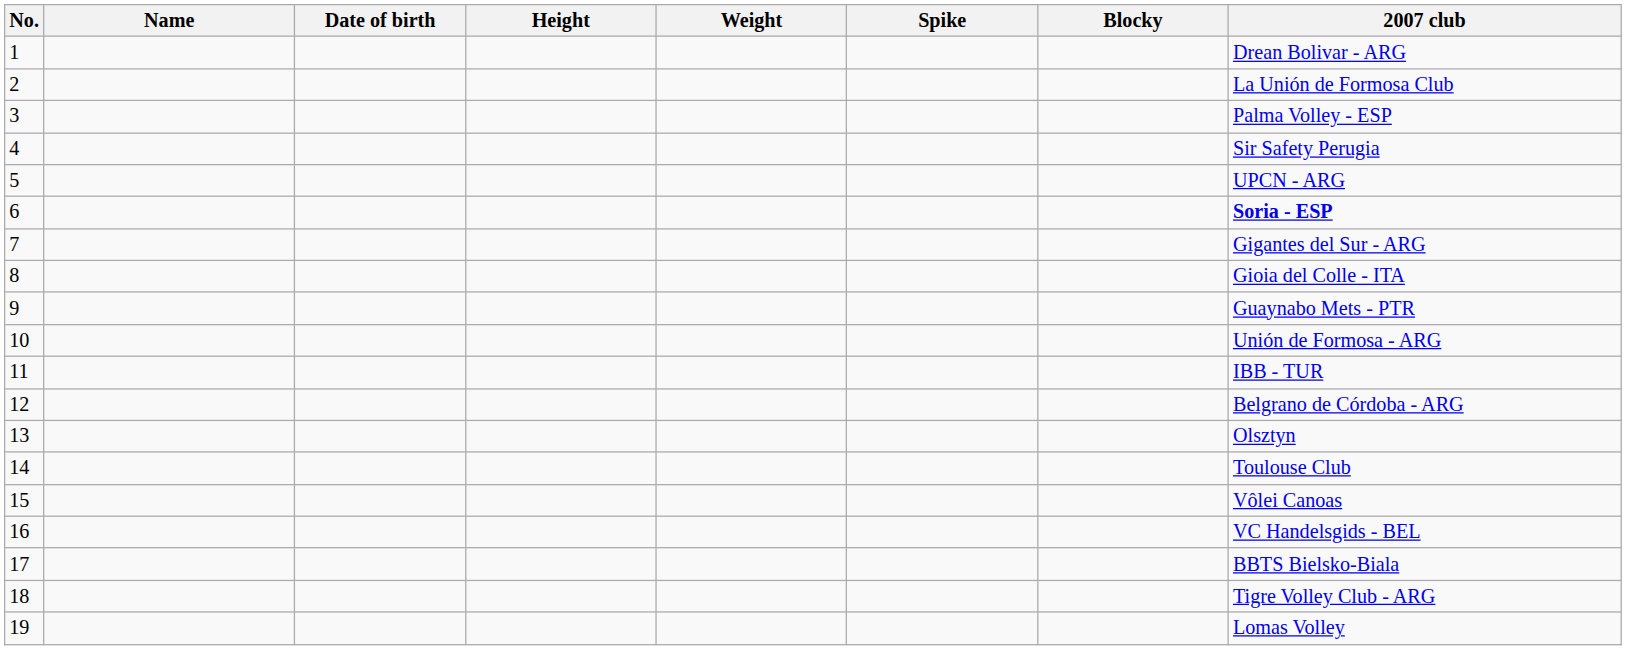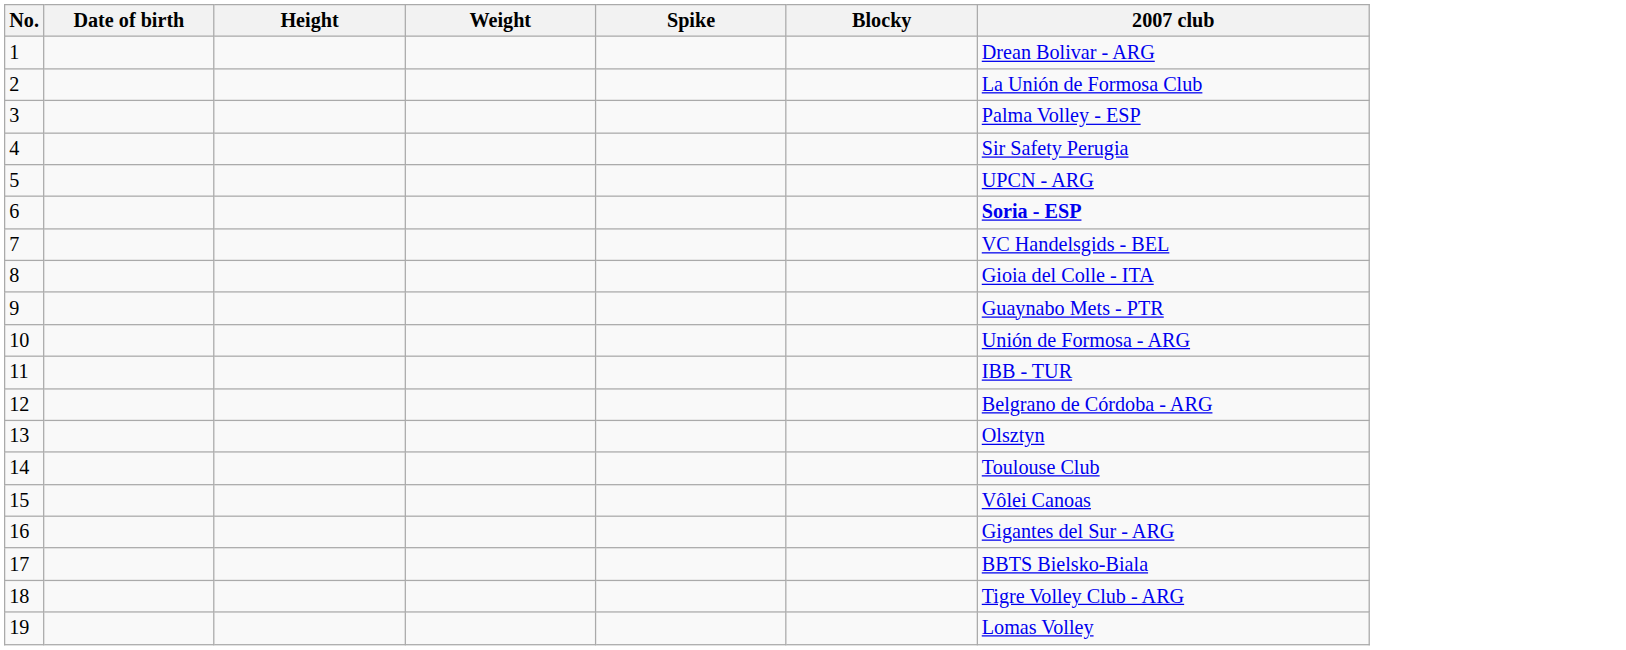- column: (169, 20)
(1329, 244) Gigantes del Sur - ARG -> (1076, 244) VC Handelsgids - BEL
(1327, 532) VC Handelsgids - BEL -> (1078, 532) Gigantes del Sur - ARG
